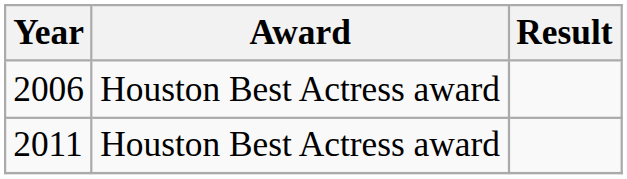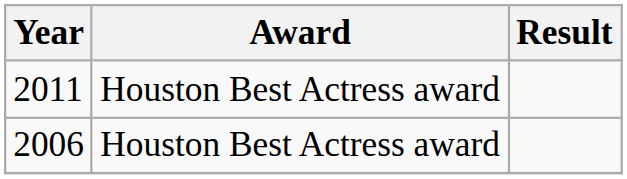rows swapped: (49, 88) <-> (48, 144)
